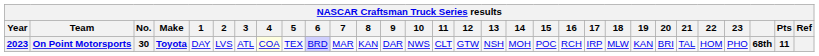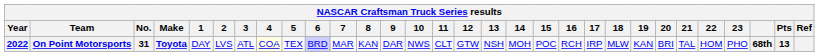(17, 44) 2023 -> (17, 44) 2022
(144, 44) 30 -> (144, 44) 31
(784, 44) 11 -> (784, 44) 13
